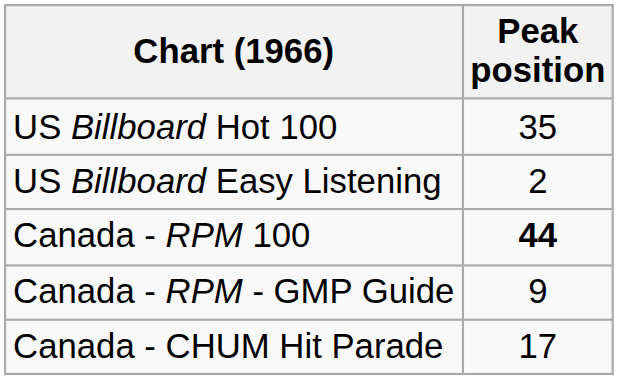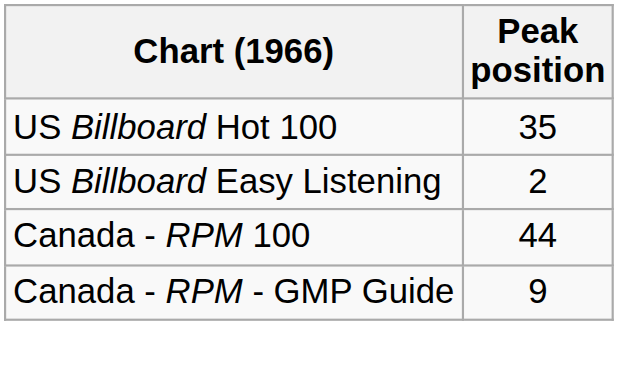(538, 236) bold -> (538, 236) normal
- row: (228, 346)
